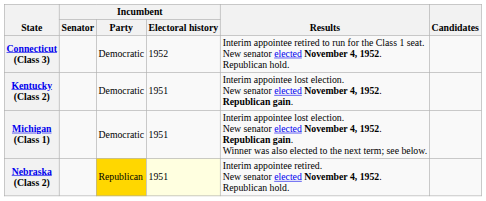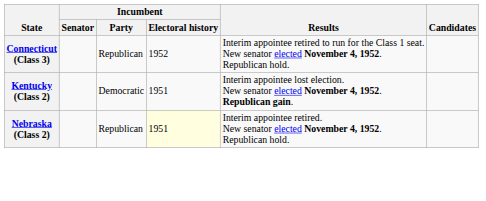(121, 54) Democratic -> (121, 54) Republican
- row: (32, 134)
(121, 177) gold background -> (121, 129) no background
